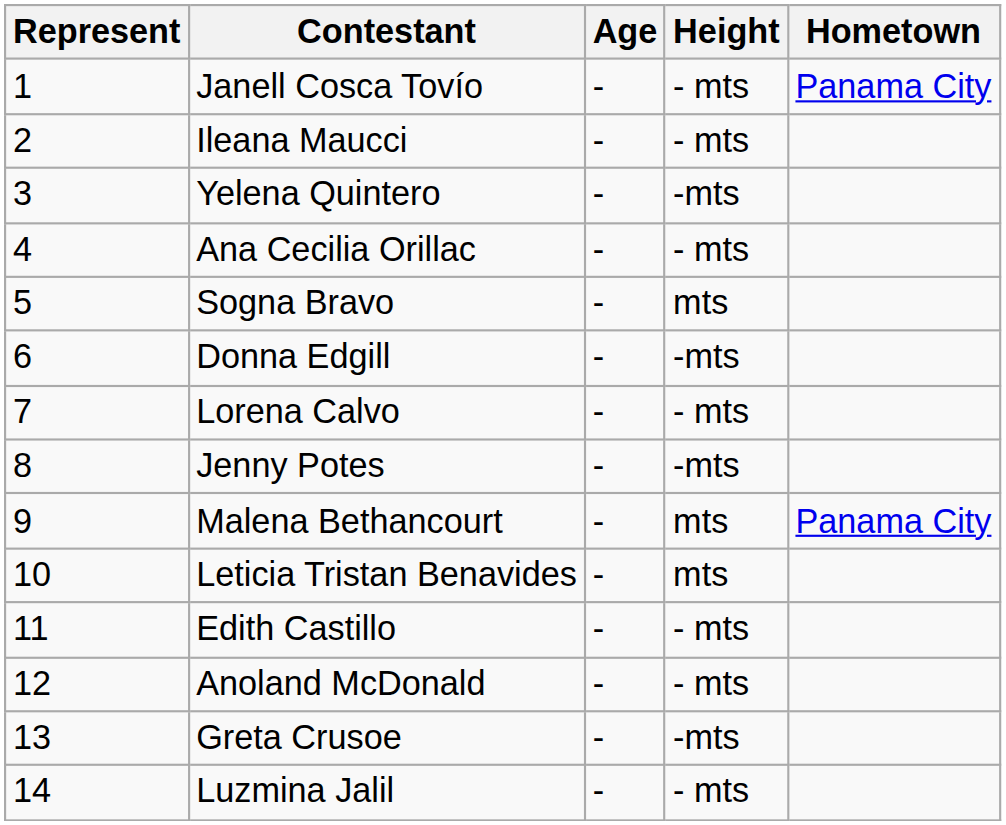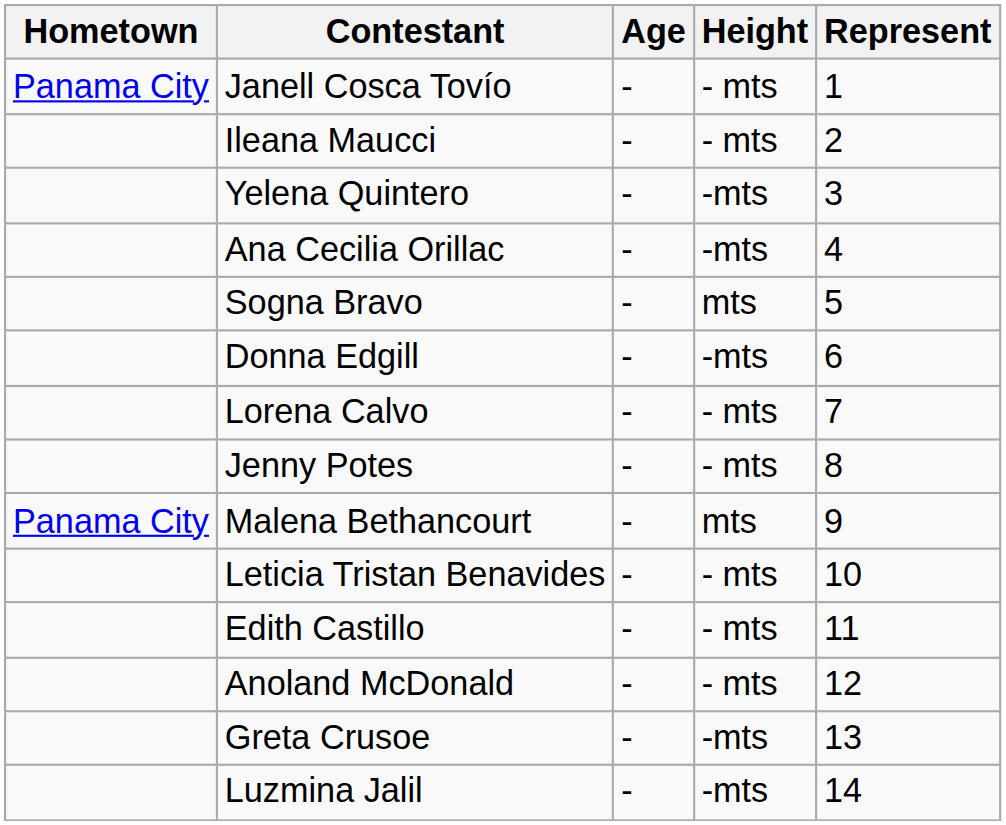columns swapped: (97, 31) <-> (893, 31)
(711, 248) - mts -> (735, 248) -mts
(706, 466) -mts -> (740, 466) - mts
(701, 574) mts -> (740, 574) - mts
(711, 791) - mts -> (735, 791) -mts
